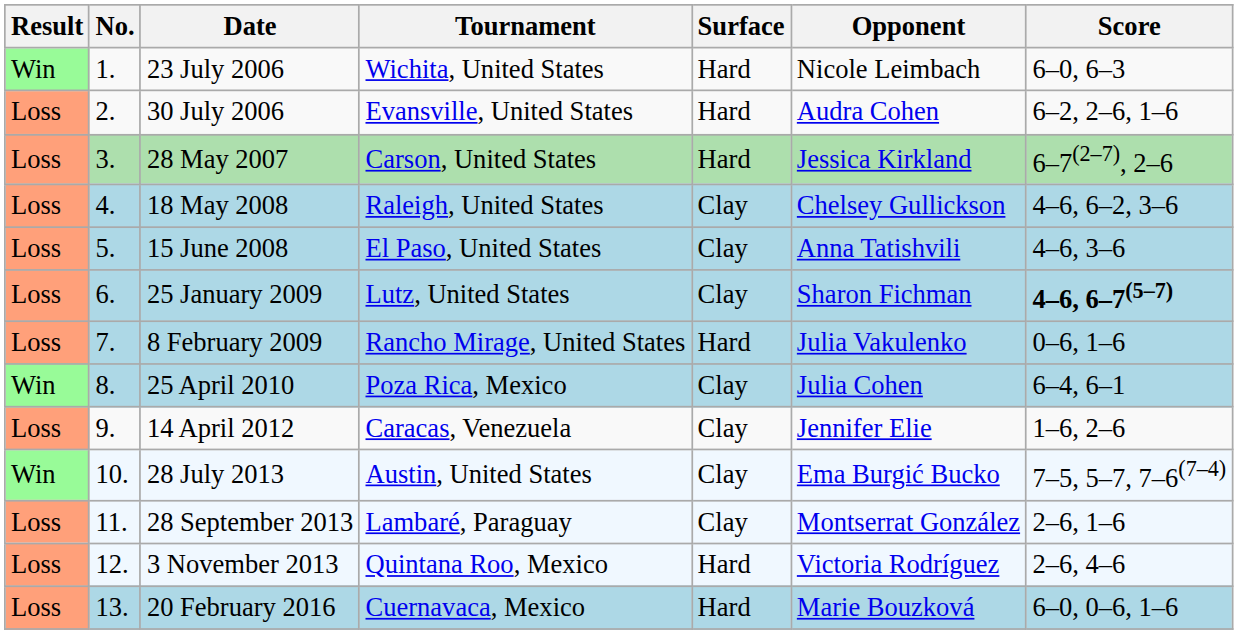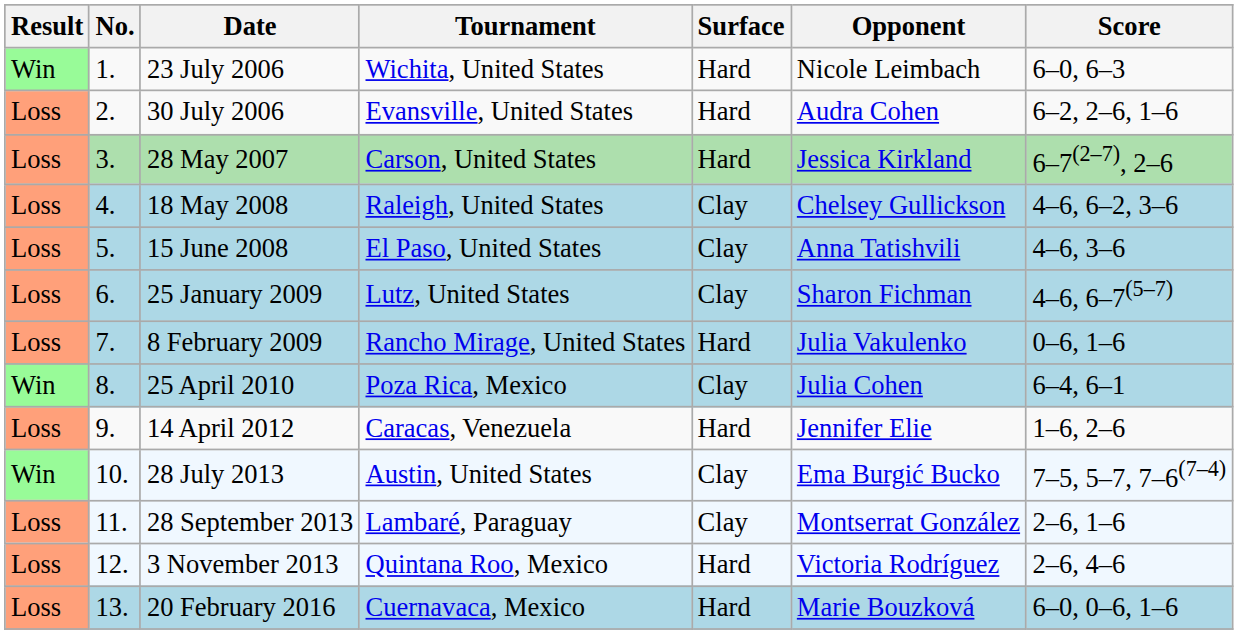(1103, 294) bold -> (1103, 294) normal
(723, 427) Clay -> (724, 427) Hard
